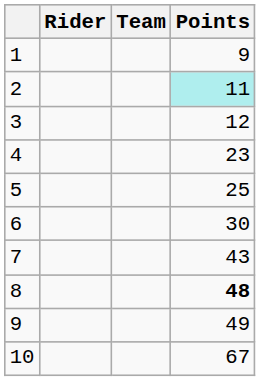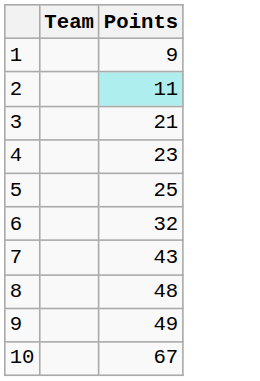- column: (75, 22)
(238, 123) 12 -> (166, 123) 21
(238, 224) 30 -> (166, 224) 32
(238, 291) bold -> (166, 291) normal
